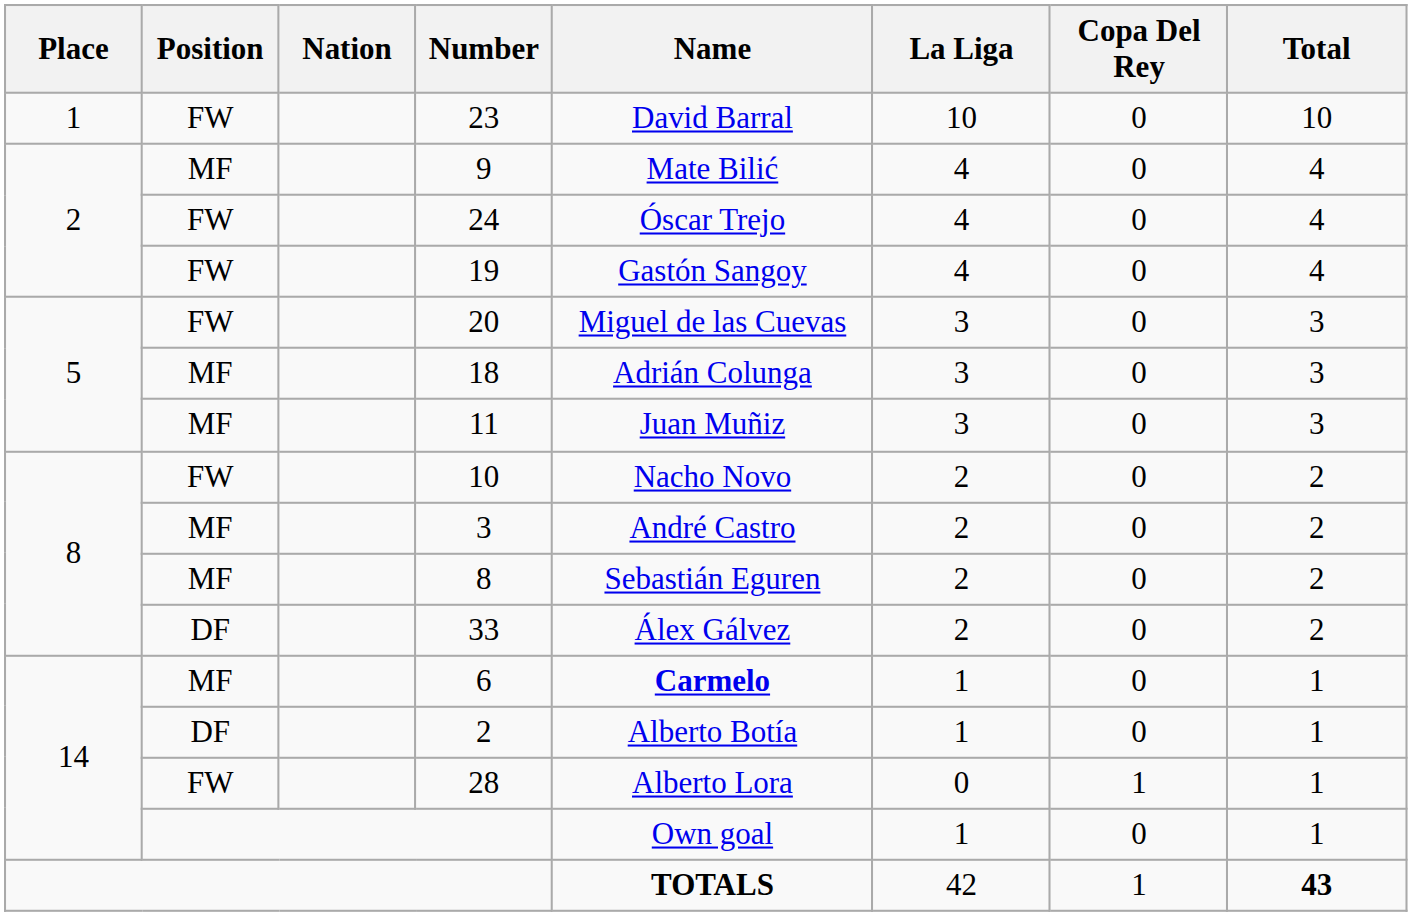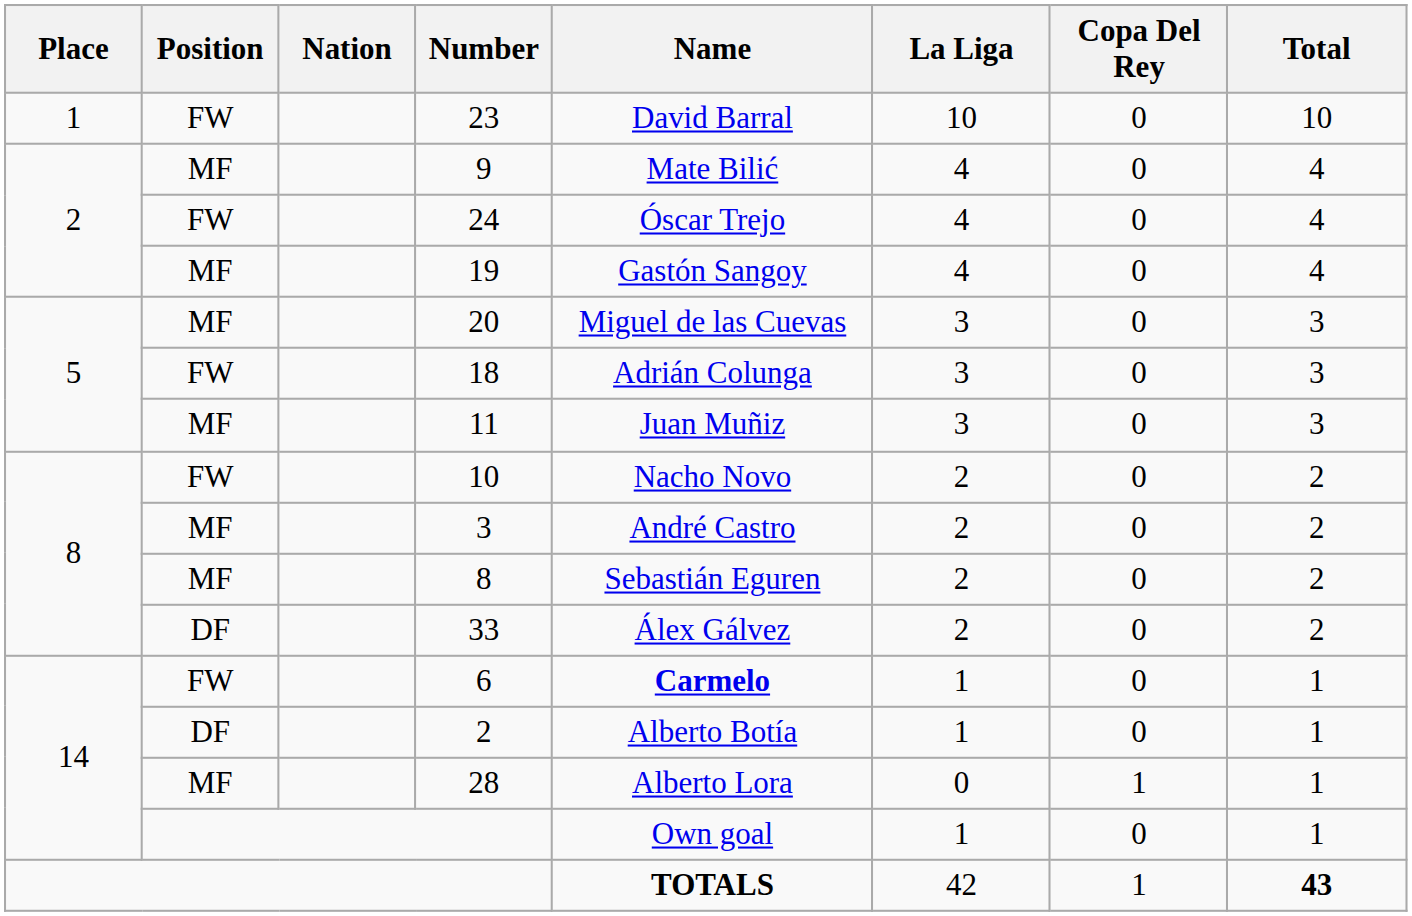(210, 271) FW -> (210, 271) MF
(210, 322) FW -> (210, 322) MF
(210, 373) MF -> (210, 373) FW
(210, 680) MF -> (210, 680) FW
(210, 782) FW -> (210, 782) MF
